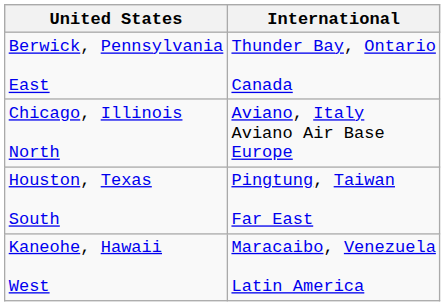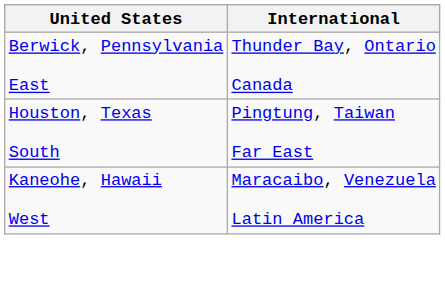- row: (96, 133)
